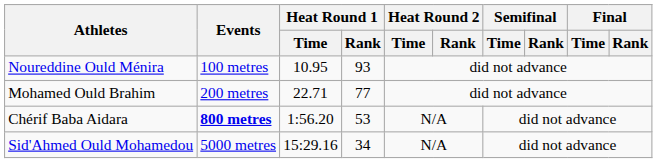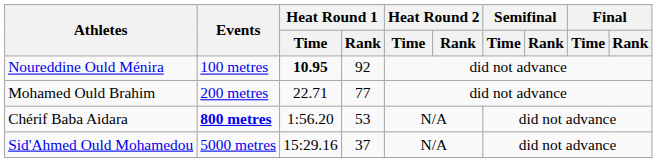(310, 68) normal -> (310, 68) bold
(363, 68) 93 -> (363, 68) 92
(363, 144) 34 -> (363, 144) 37
